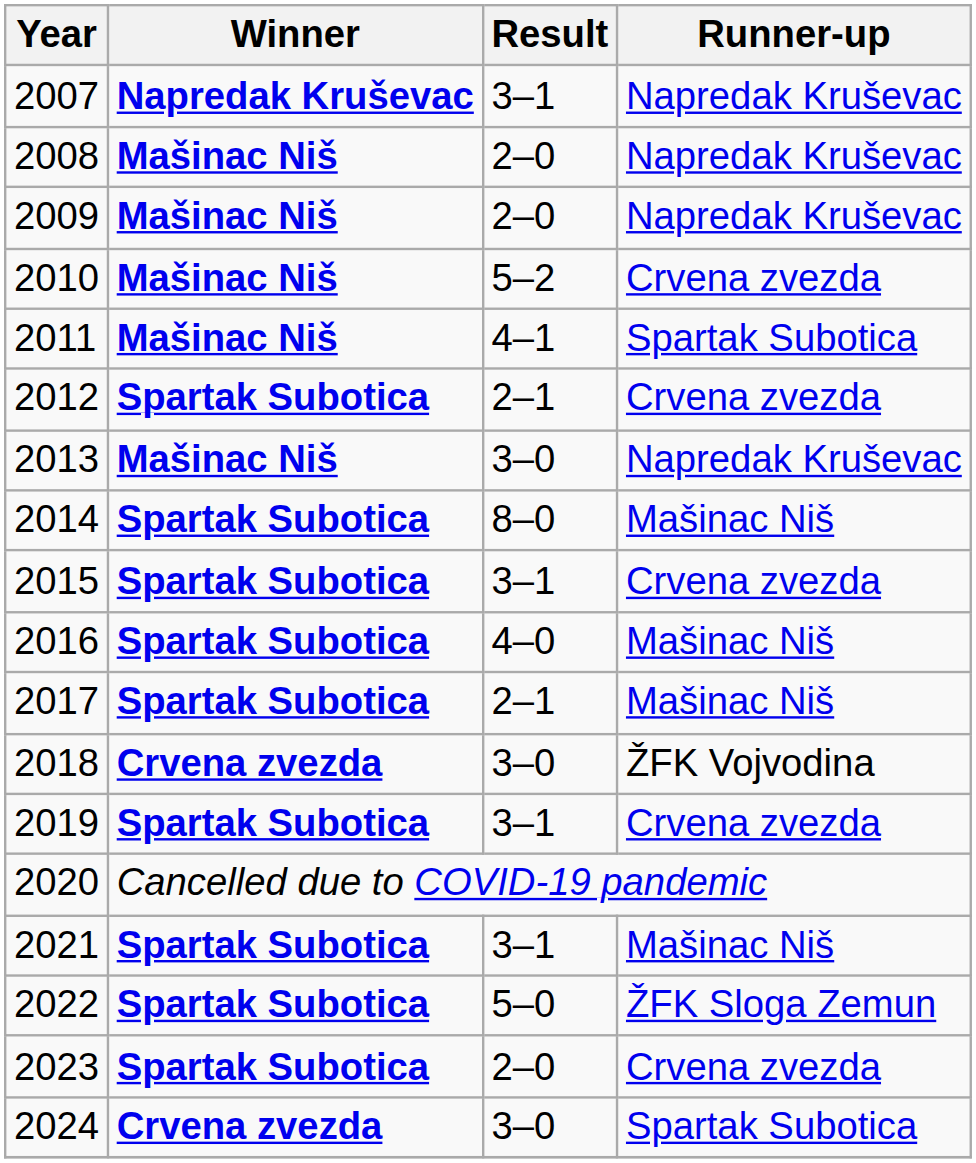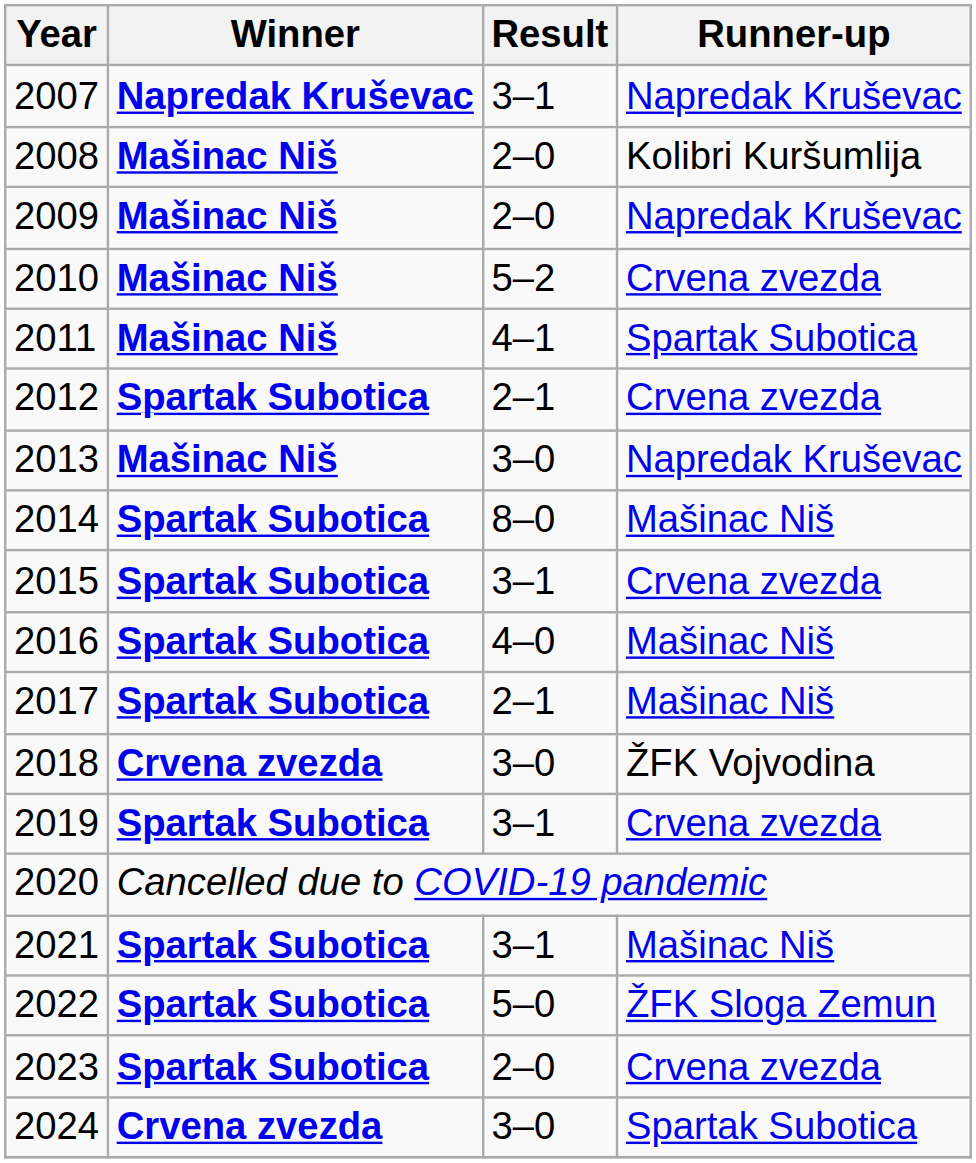(794, 156) Napredak Kruševac -> (774, 156) Kolibri Kuršumlija
